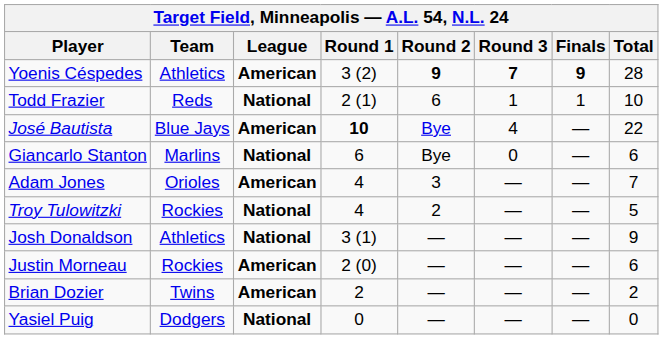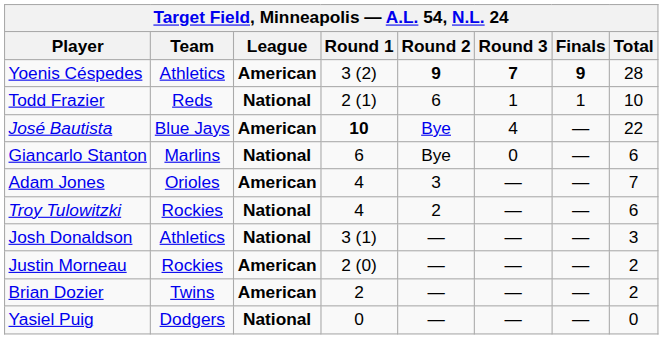(634, 210) 5 -> (634, 210) 6
(634, 237) 9 -> (634, 237) 3
(634, 264) 6 -> (634, 264) 2
